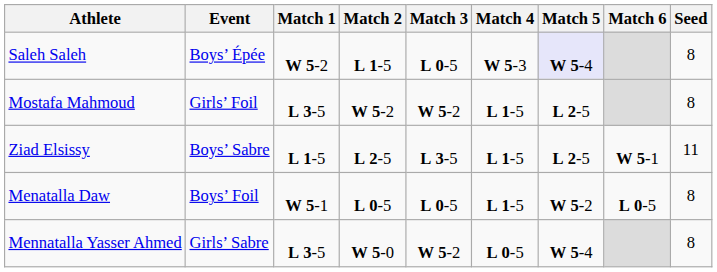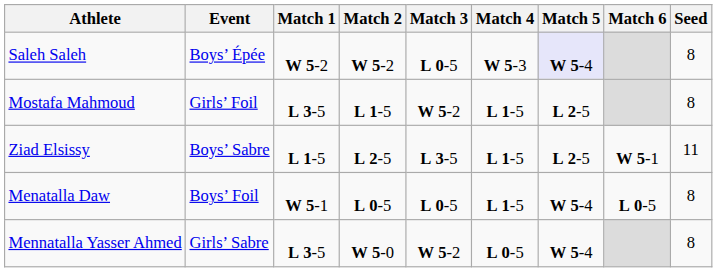(373, 65) L 1-5 -> (373, 65) W 5-2
(373, 112) W 5-2 -> (373, 112) L 1-5
(571, 205) W 5-2 -> (571, 205) W 5-4
